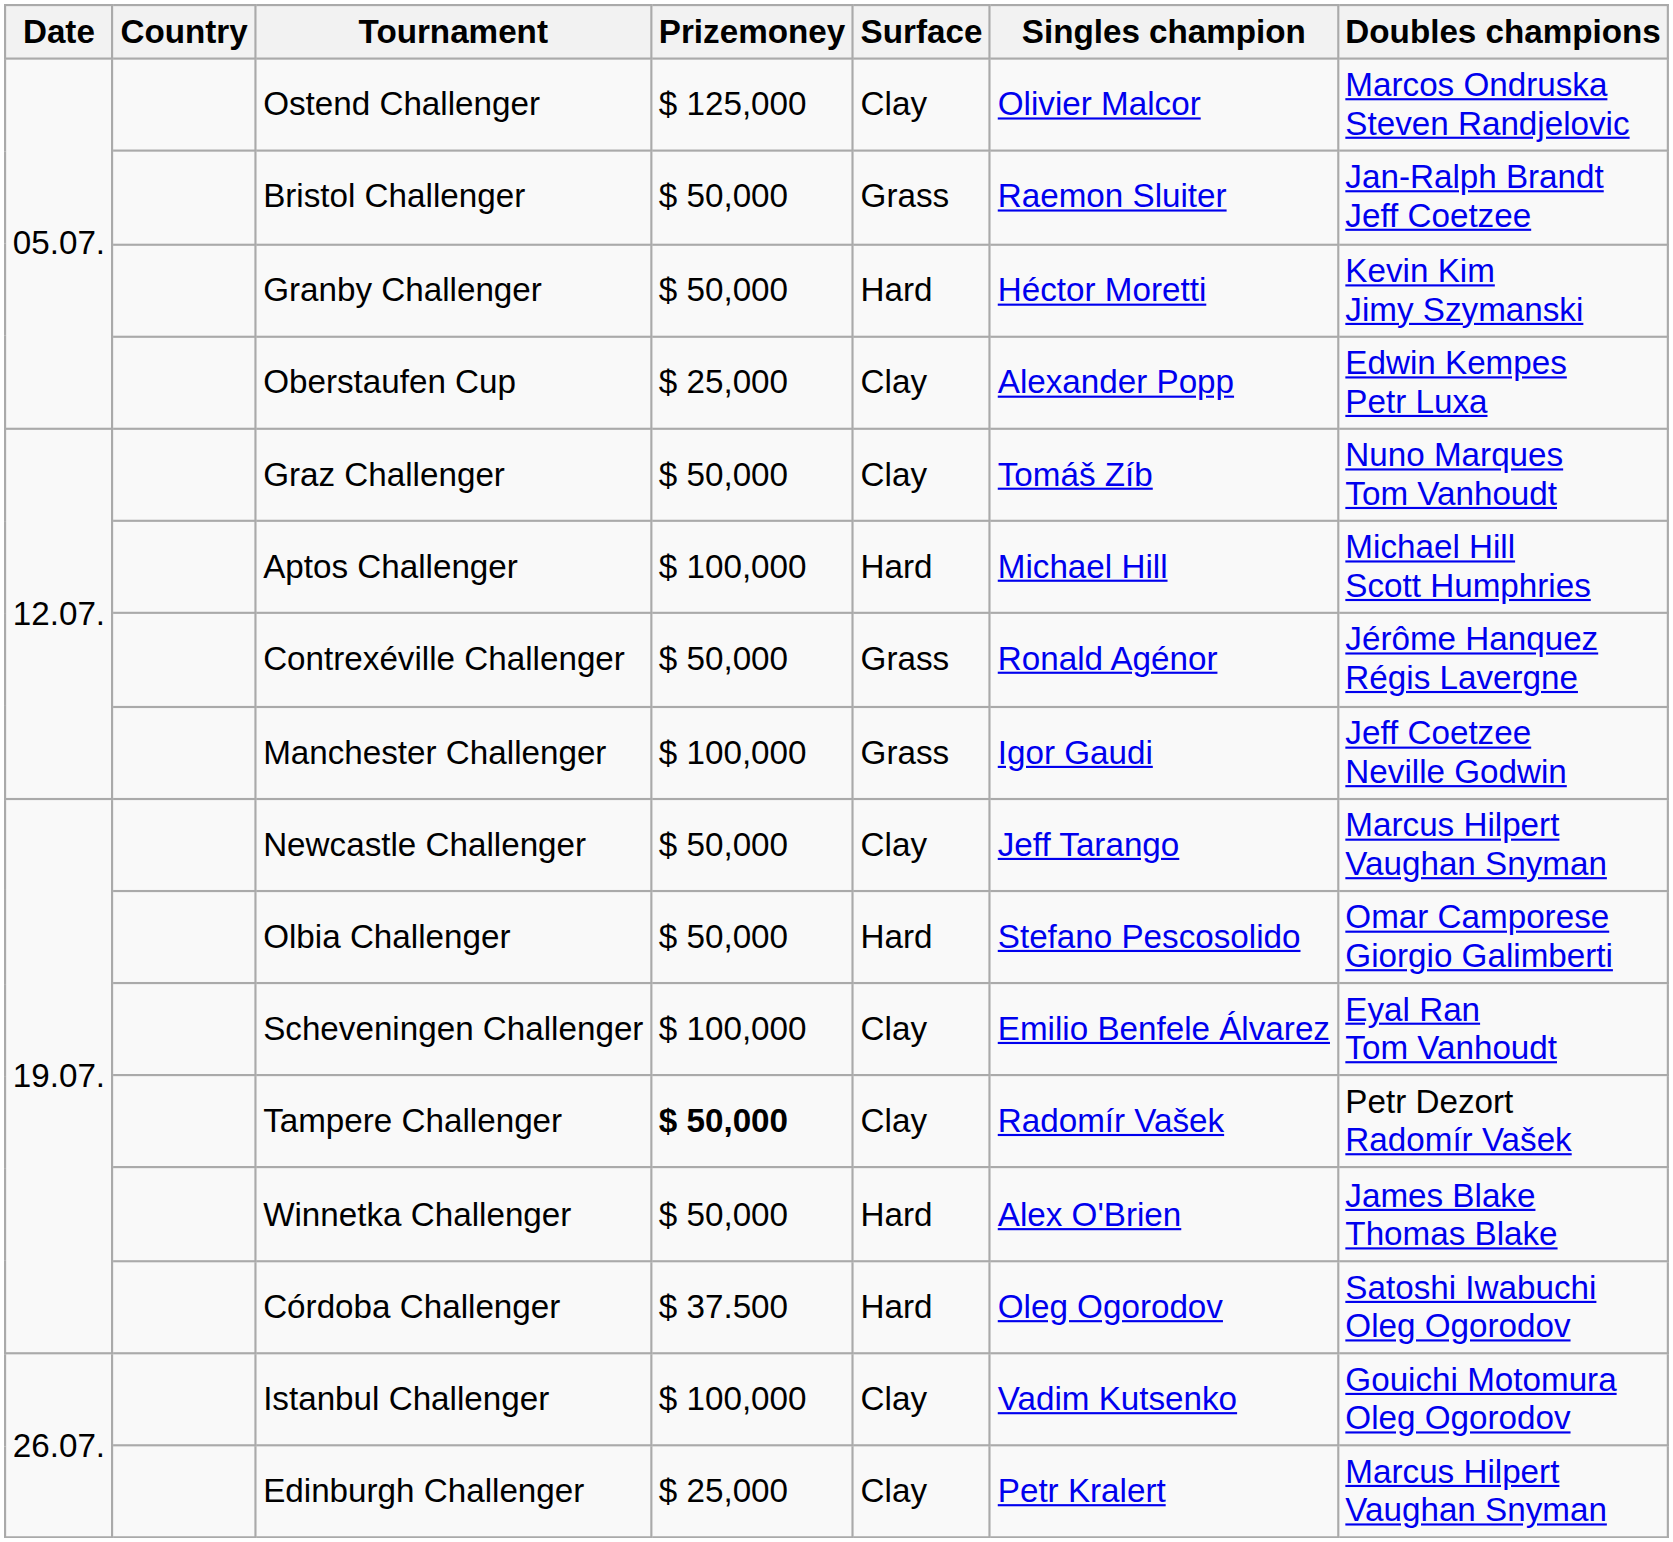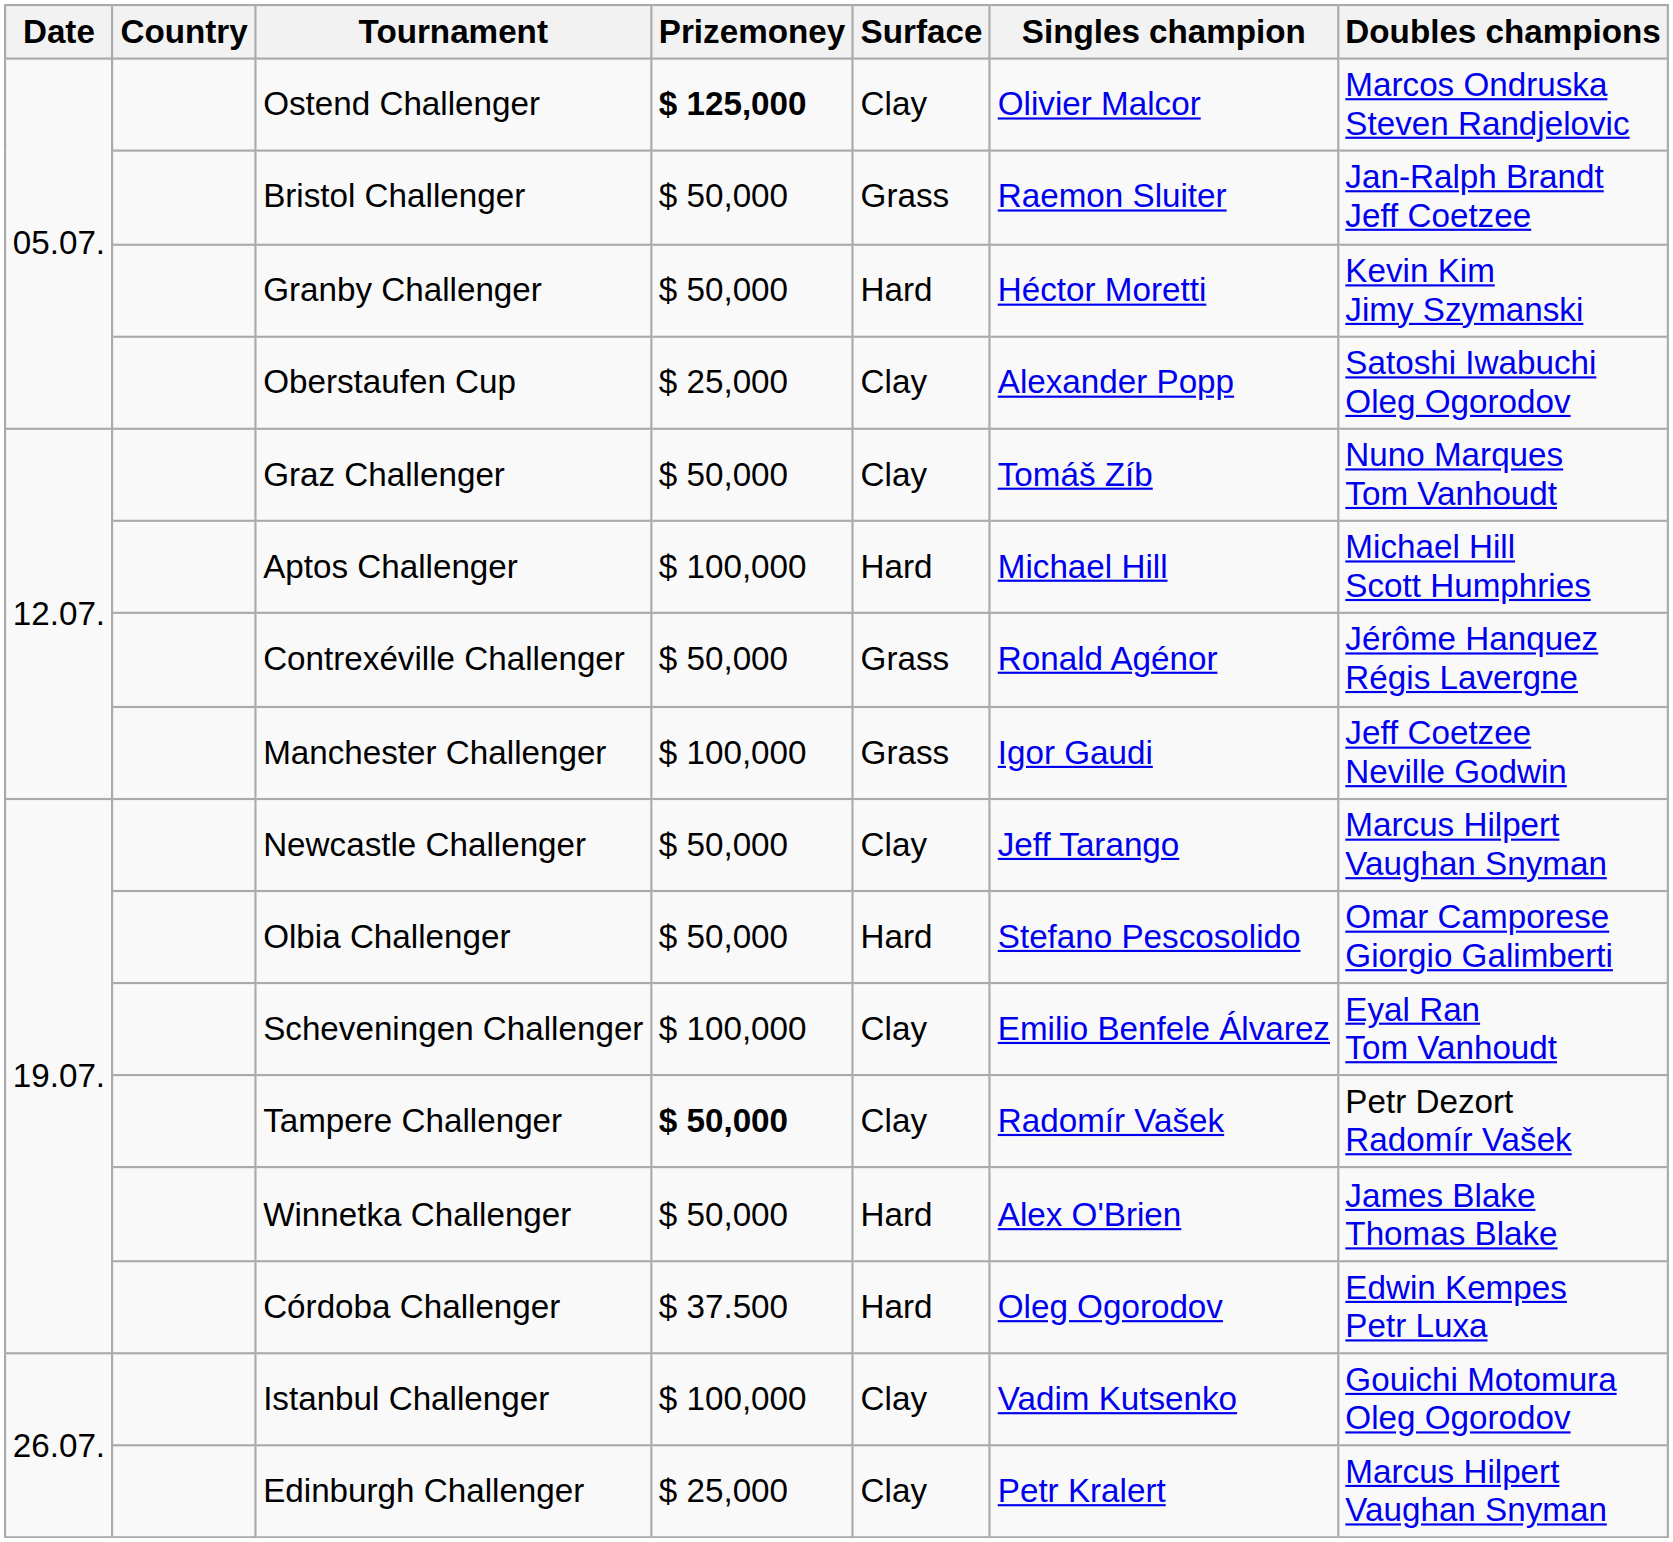(733, 104) normal -> (733, 104) bold
(1456, 381) Edwin Kempes Petr Luxa -> (1471, 381) Satoshi Iwabuchi Oleg Ogorodov
(1471, 1305) Satoshi Iwabuchi Oleg Ogorodov -> (1456, 1305) Edwin Kempes Petr Luxa
